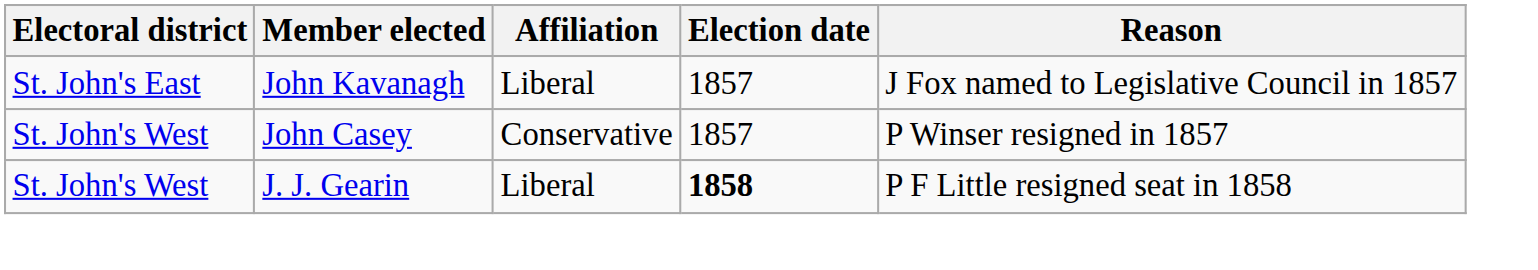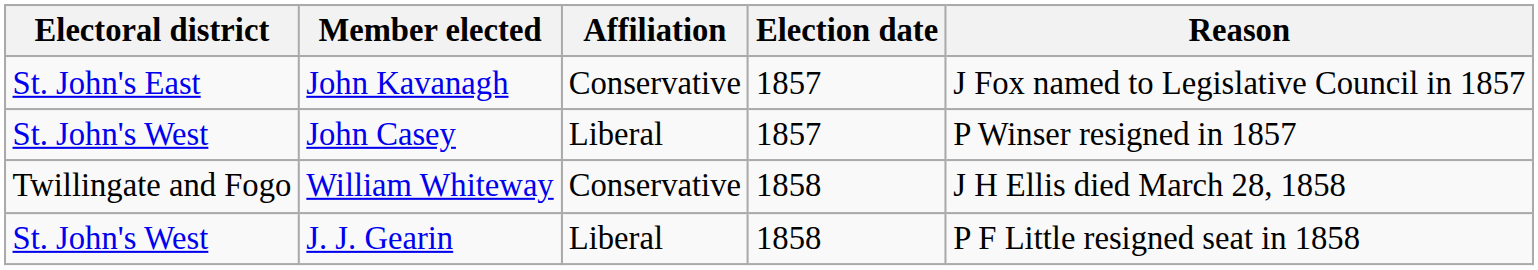(548, 82) Liberal -> (655, 82) Conservative
(587, 133) Conservative -> (616, 133) Liberal
+ row: (430, 185)
(721, 185) bold -> (789, 237) normal
